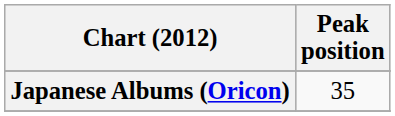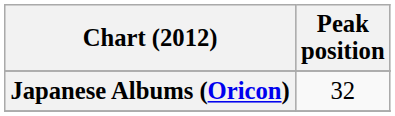(343, 90) 35 -> (343, 90) 32
